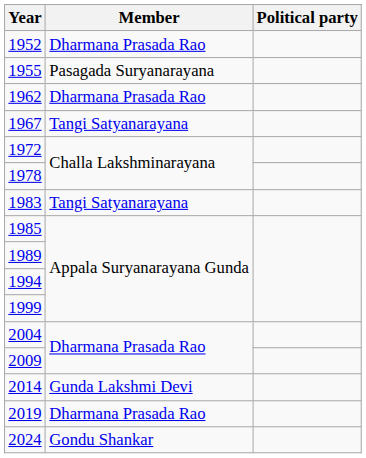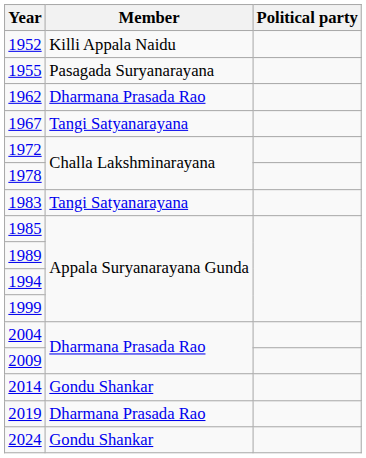(127, 44) Dharmana Prasada Rao -> (113, 44) Killi Appala Naidu
(121, 387) Gunda Lakshmi Devi -> (101, 387) Gondu Shankar
